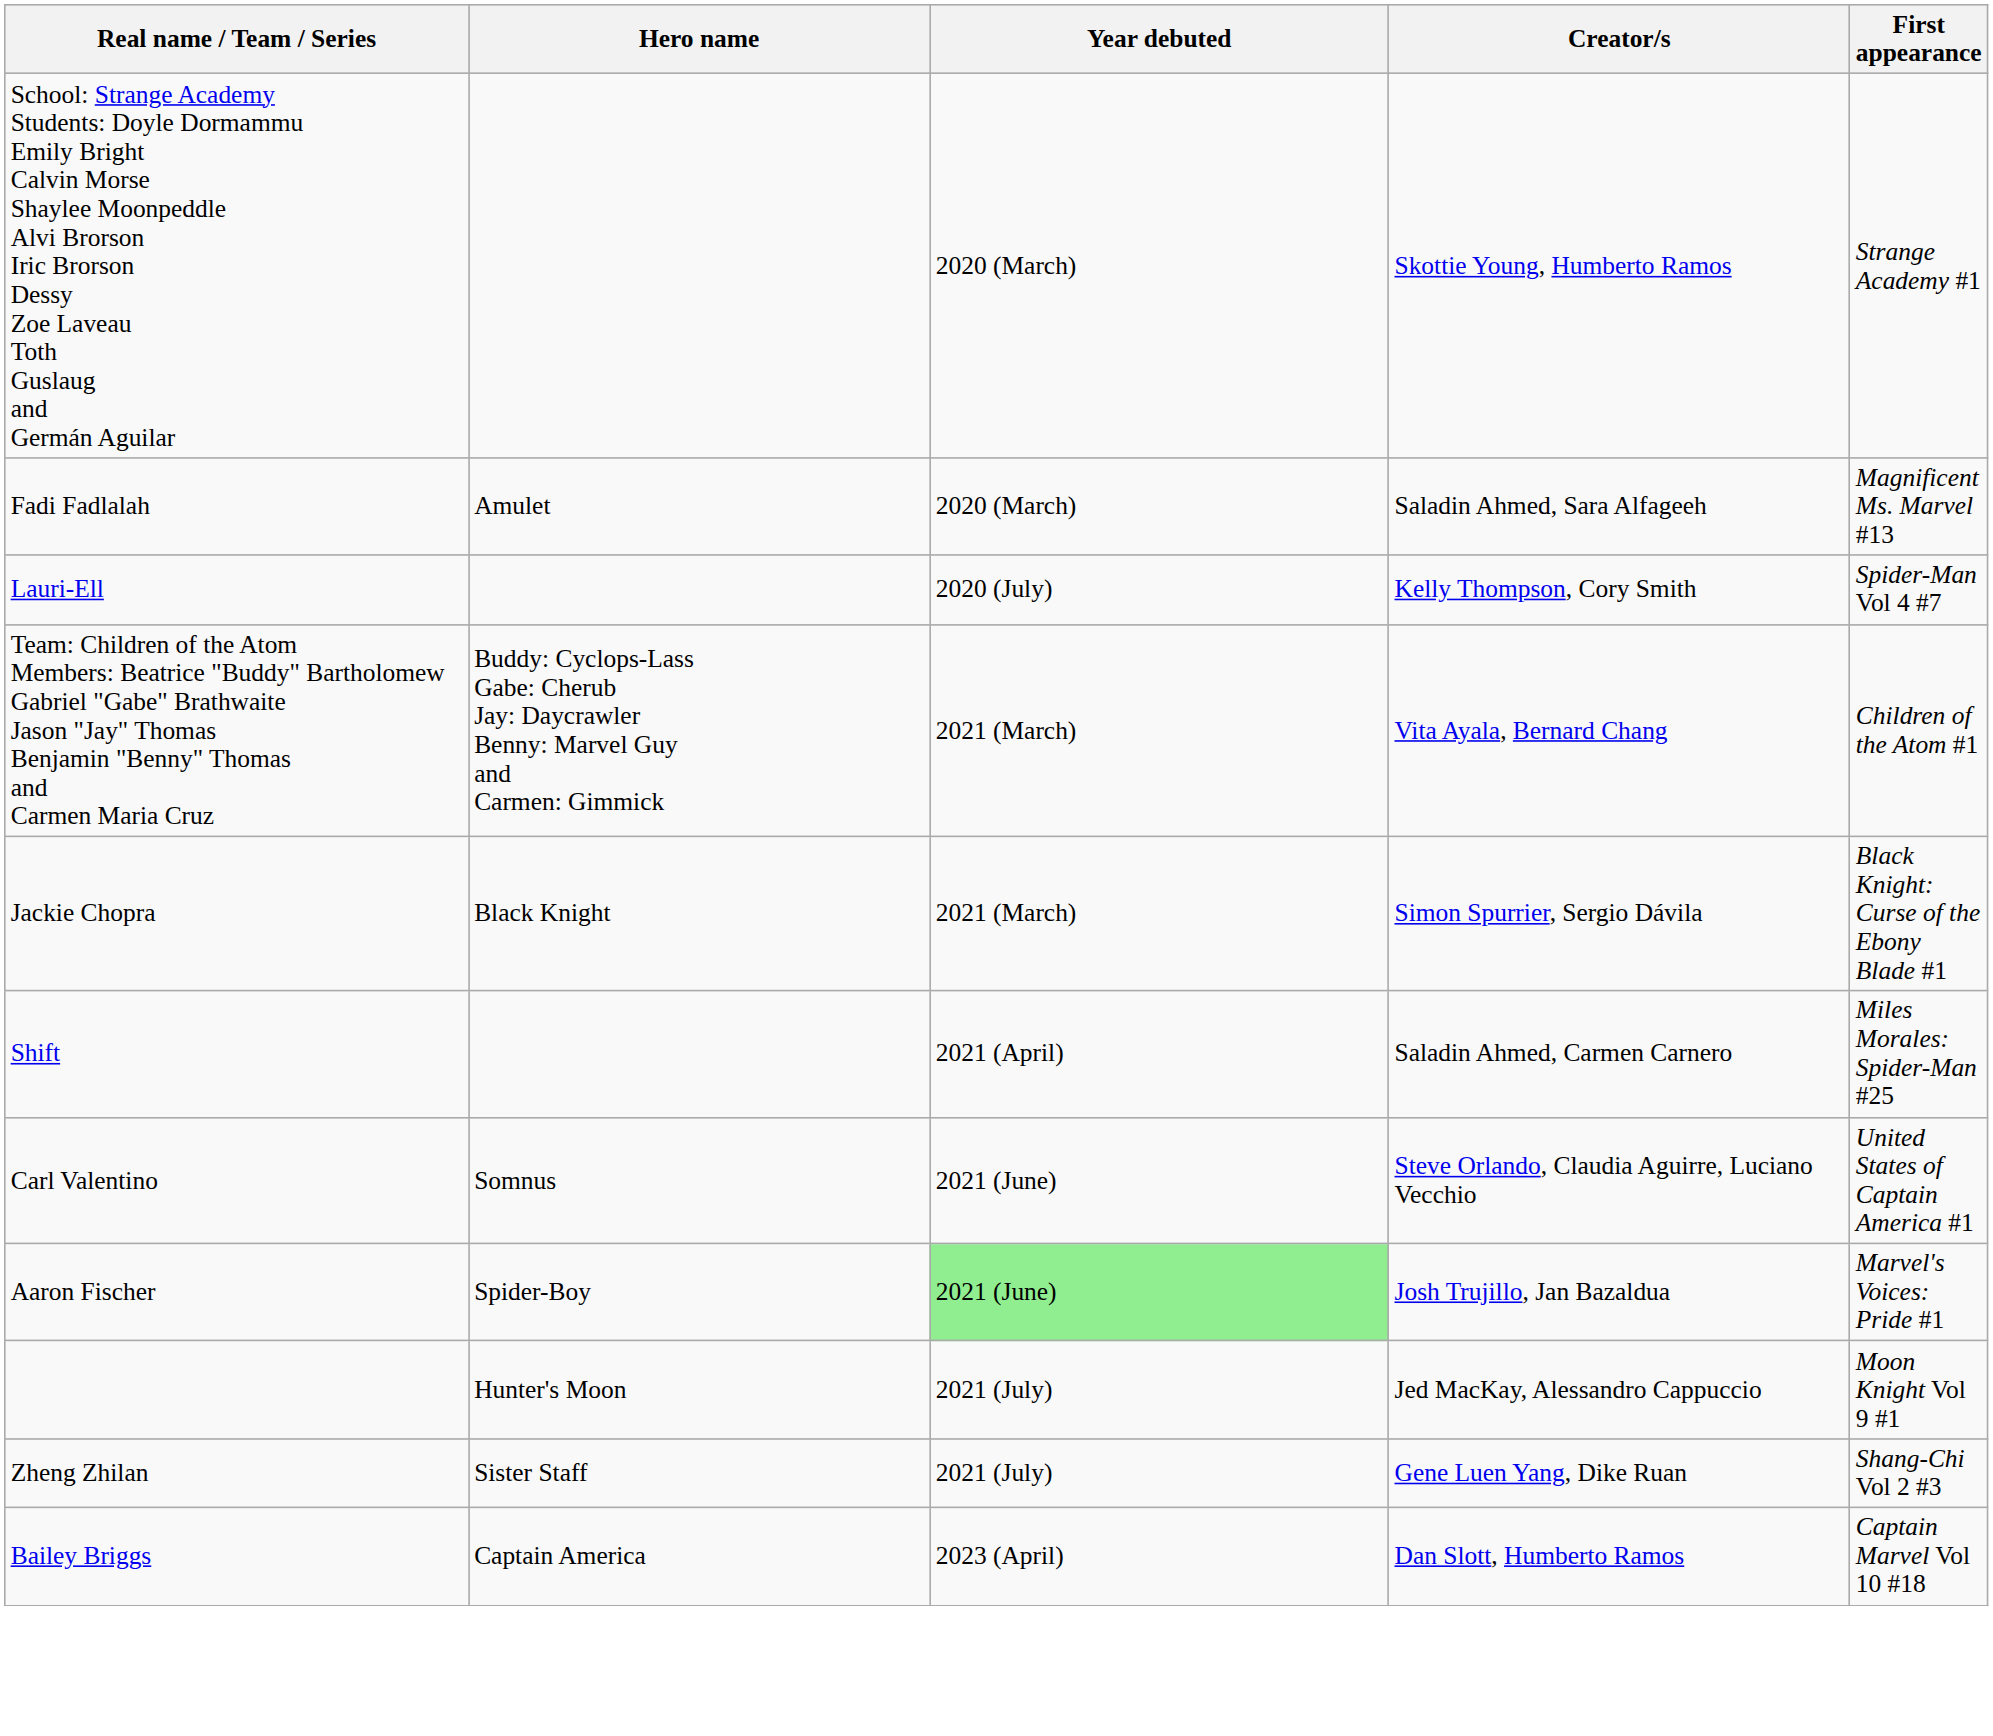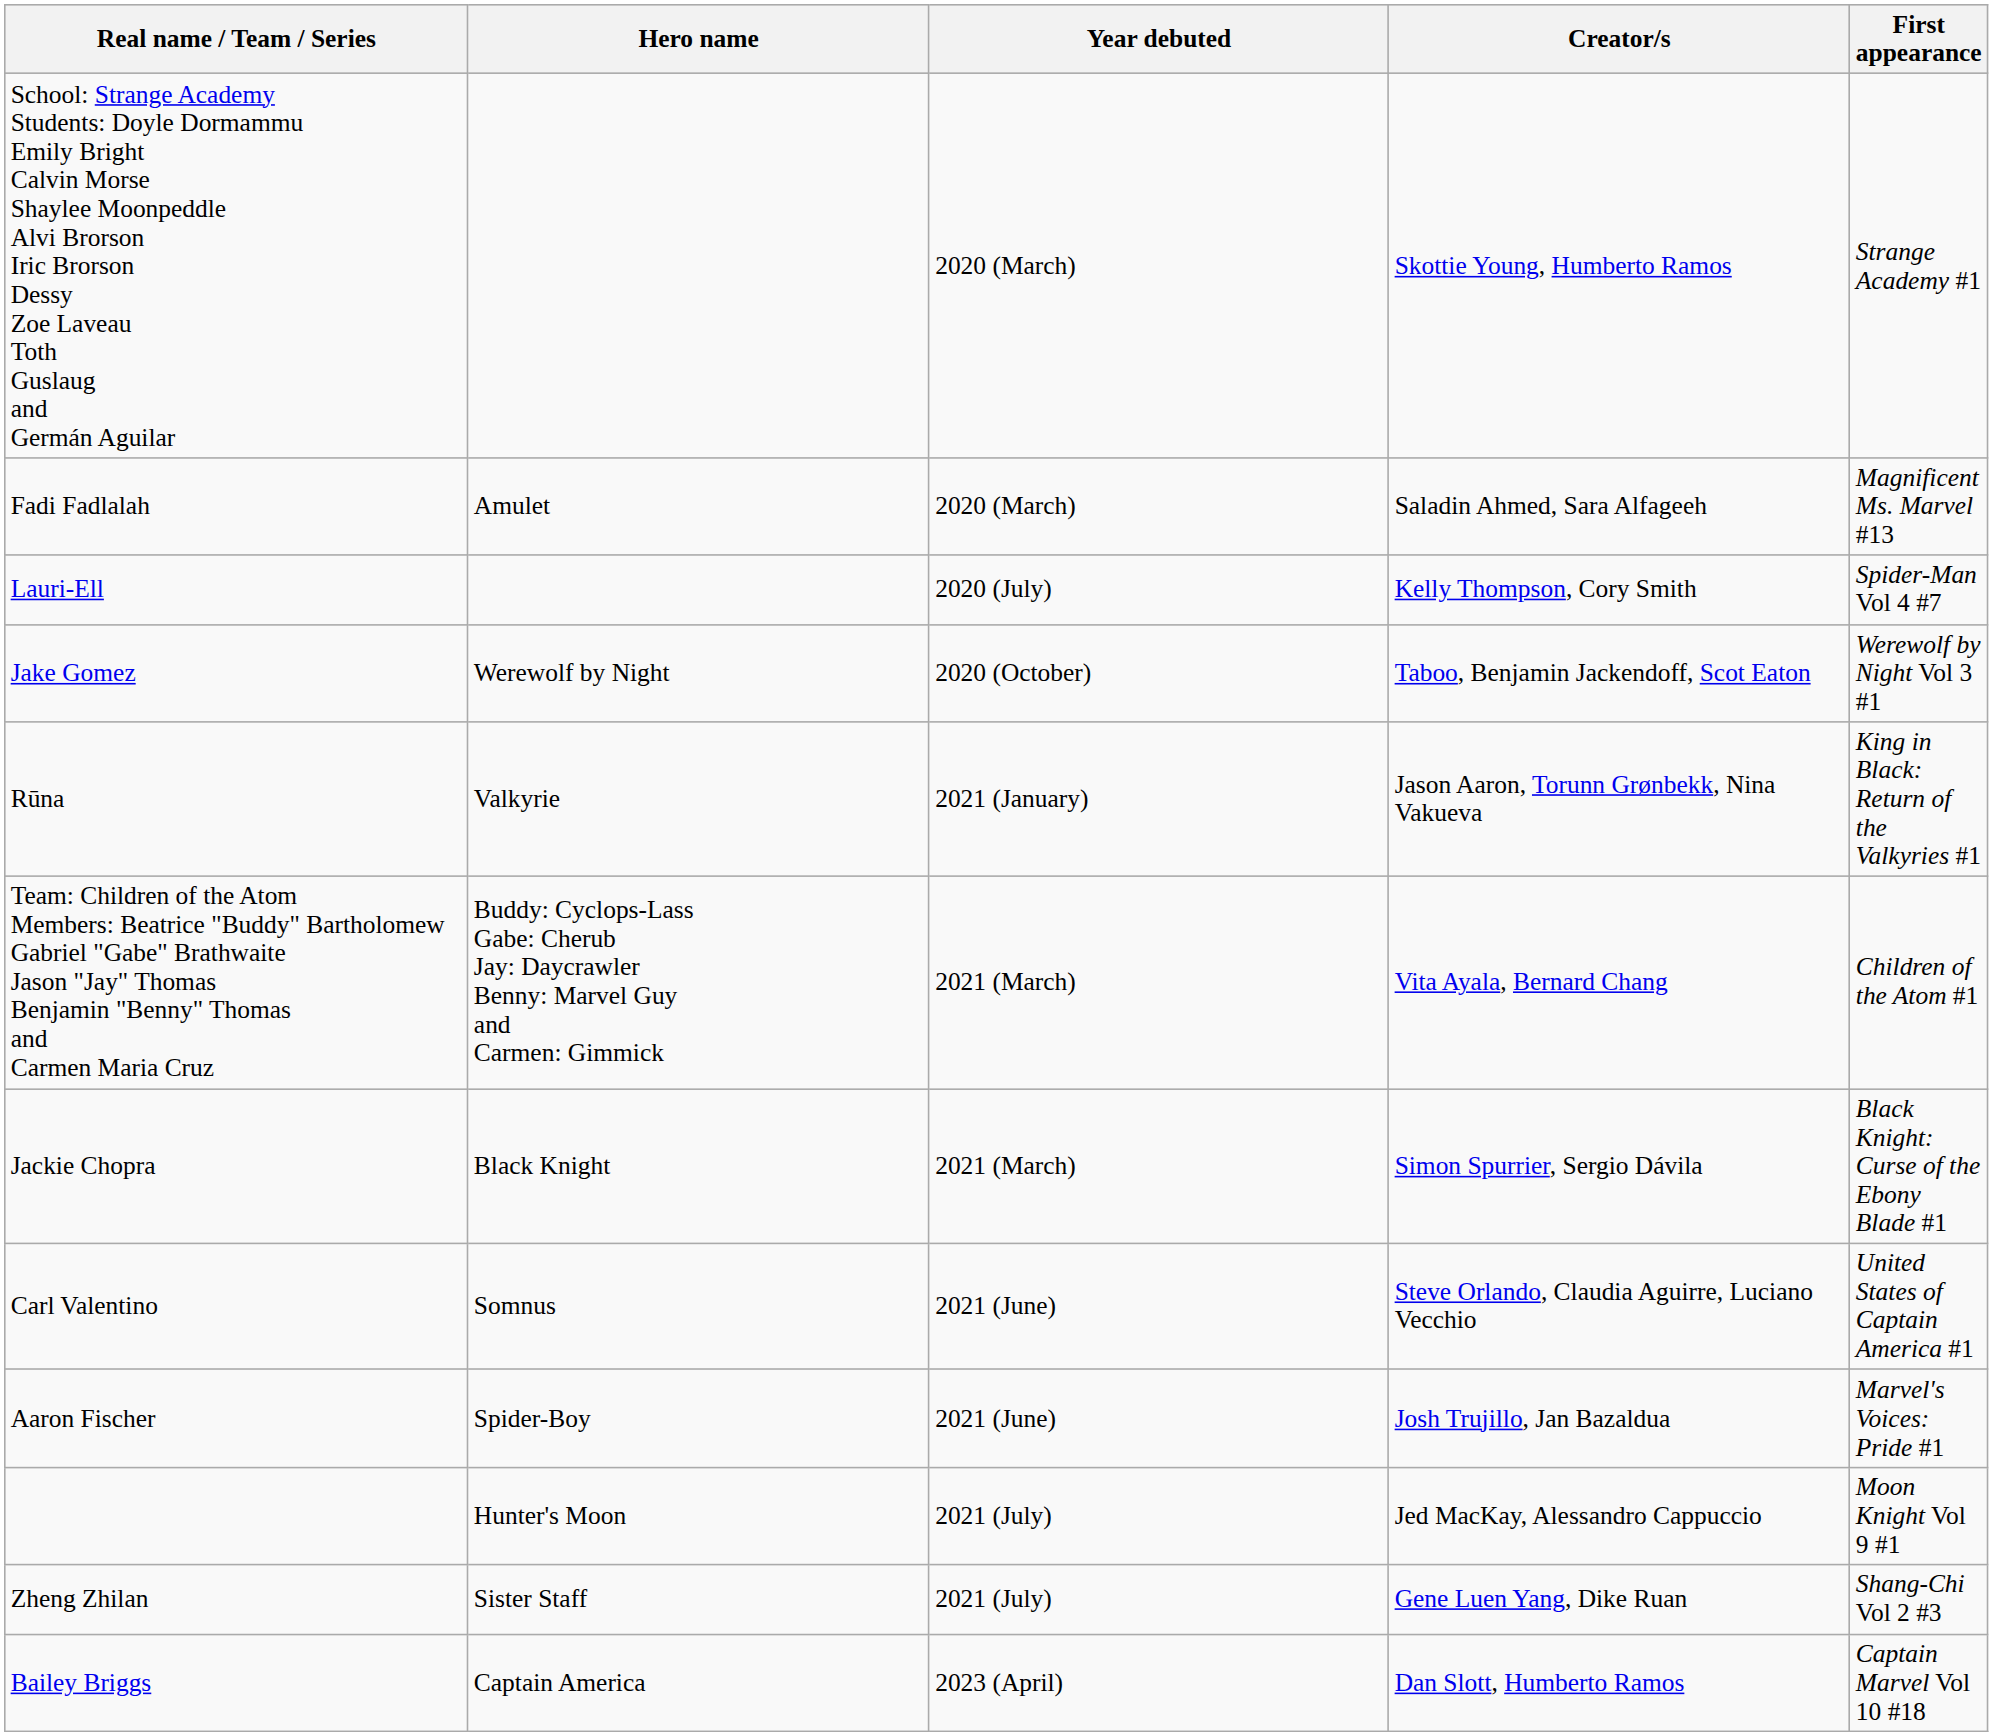+ row: (73, 672)
+ row: (38, 798)
- row: (35, 1053)
(996, 1291) lightgreen background -> (996, 1418) no background
